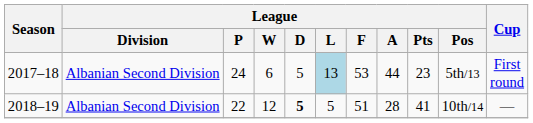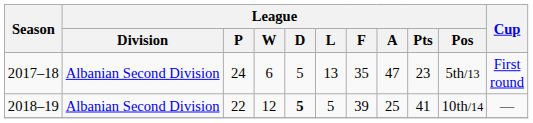(331, 73) lightblue background -> (331, 73) no background
(361, 73) 53 -> (361, 73) 35
(392, 73) 44 -> (392, 73) 47
(361, 106) 51 -> (361, 106) 39
(392, 106) 28 -> (392, 106) 25
